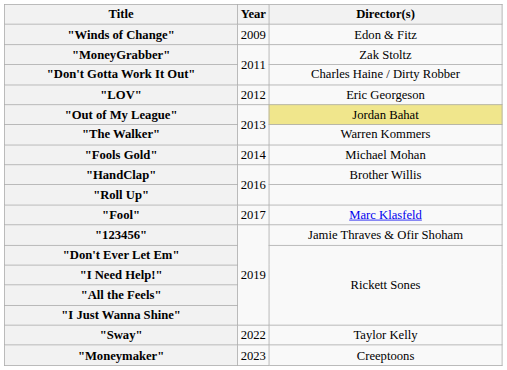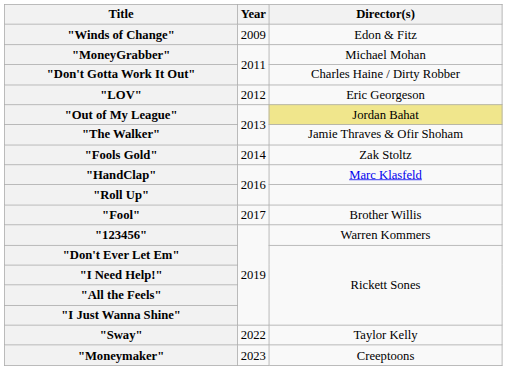(386, 54) Zak Stoltz -> (386, 54) Michael Mohan
(386, 134) Warren Kommers -> (386, 134) Jamie Thraves & Ofir Shoham
(386, 154) Michael Mohan -> (386, 154) Zak Stoltz
(386, 174) Brother Willis -> (386, 174) Marc Klasfeld
(386, 214) Marc Klasfeld -> (386, 214) Brother Willis
(386, 235) Jamie Thraves & Ofir Shoham -> (386, 235) Warren Kommers
